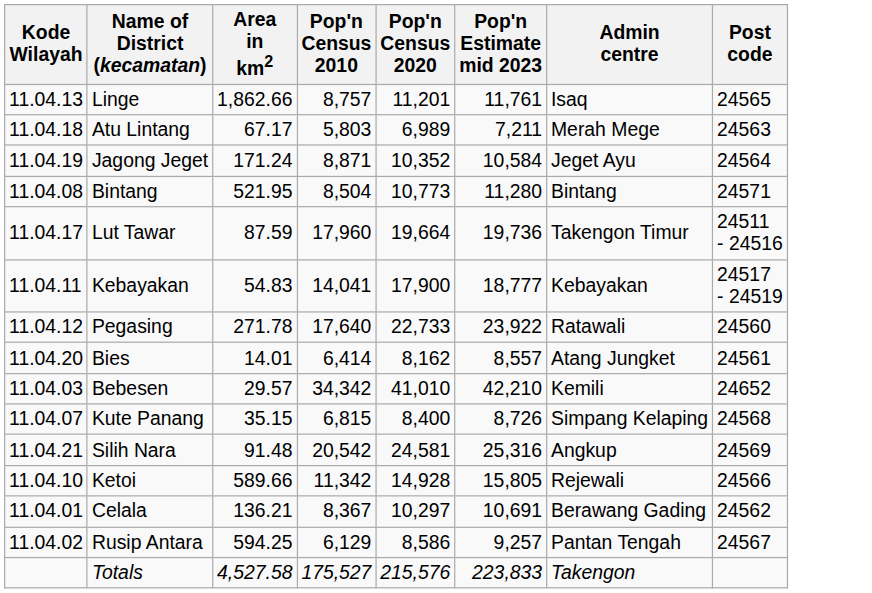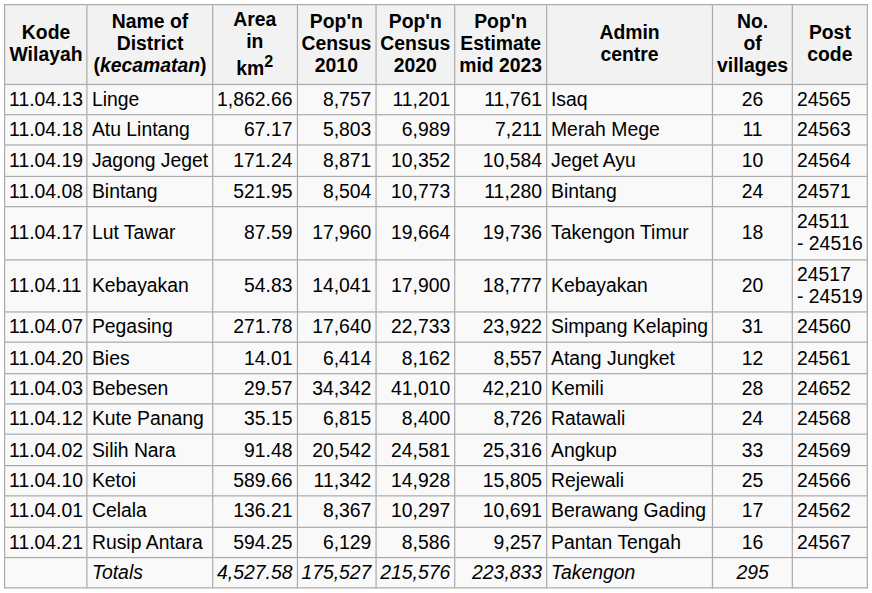+ column: (753, 44)
(46, 327) 11.04.12 -> (46, 327) 11.04.07
(588, 327) Ratawali -> (630, 327) Simpang Kelaping
(46, 419) 11.04.07 -> (46, 419) 11.04.12
(630, 419) Simpang Kelaping -> (588, 419) Ratawali
(46, 449) 11.04.21 -> (46, 449) 11.04.02
(46, 542) 11.04.02 -> (46, 542) 11.04.21
